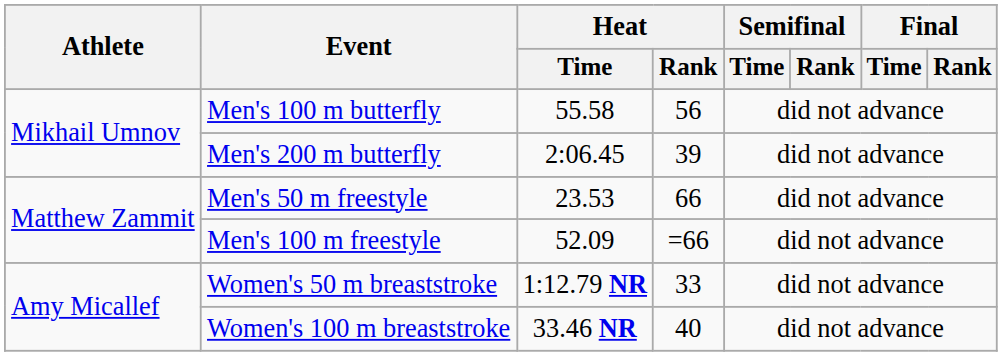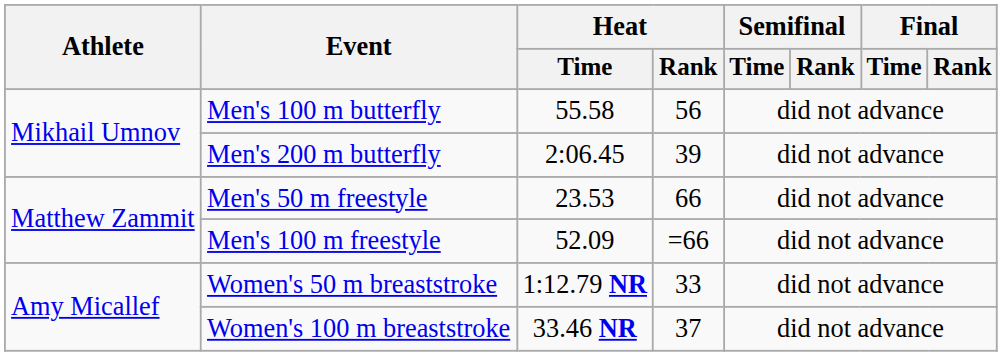(688, 328) 40 -> (688, 328) 37
